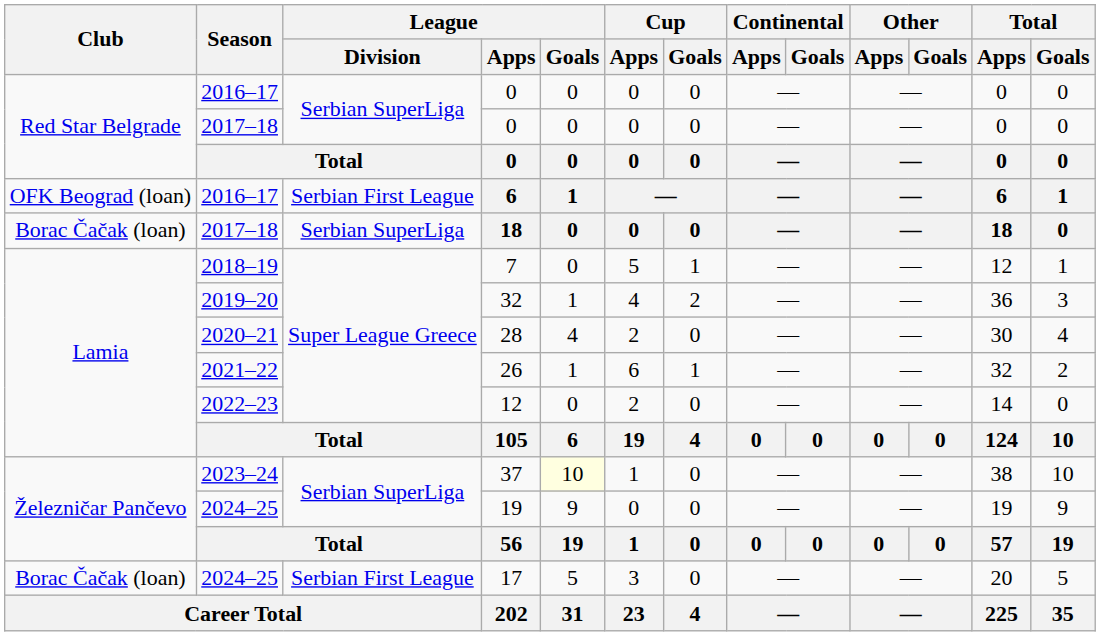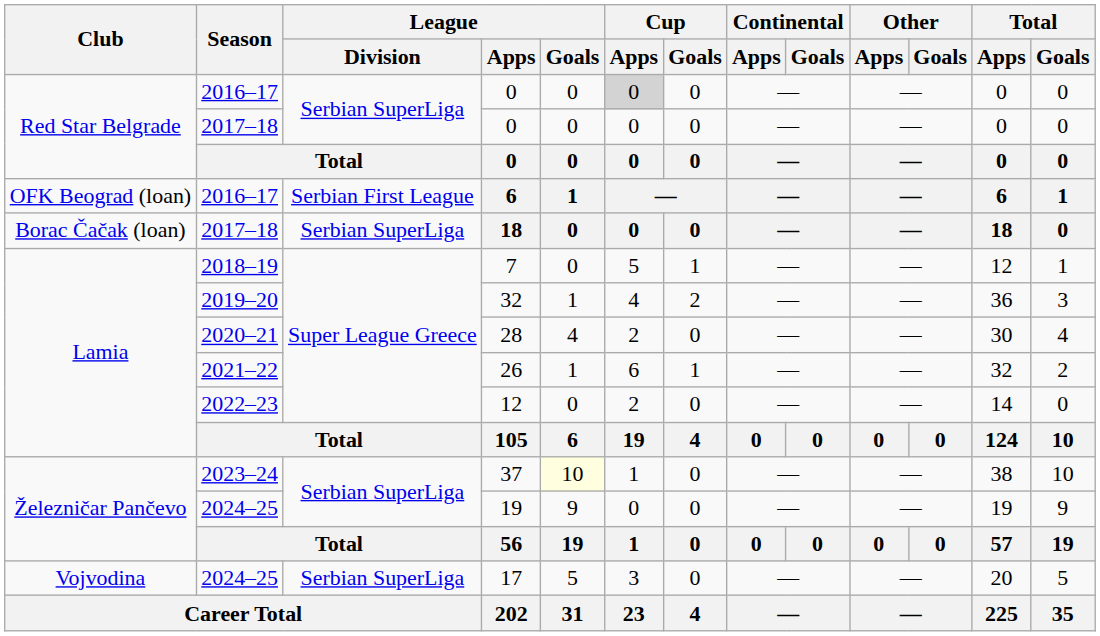(634, 91) no background -> (634, 91) lightgrey background
(100, 578) Borac Čačak (loan) -> (100, 578) Vojvodina
(382, 578) Serbian First League -> (382, 578) Serbian SuperLiga
